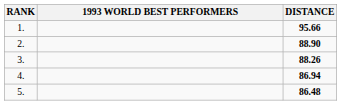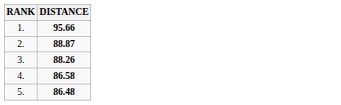- column: (160, 12)
(310, 44) 88.90 -> (64, 44) 88.87
(310, 76) 86.94 -> (64, 76) 86.58
